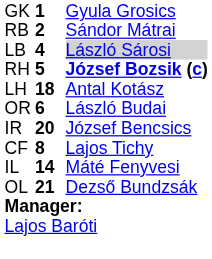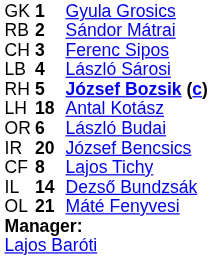+ row: (17, 50)
(118, 50) lightgrey background -> (118, 69) no background
(123, 167) Máté Fenyvesi -> (131, 186) Dezső Bundzsák
(131, 186) Dezső Bundzsák -> (123, 206) Máté Fenyvesi
